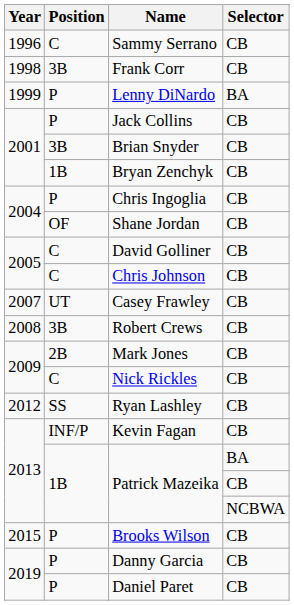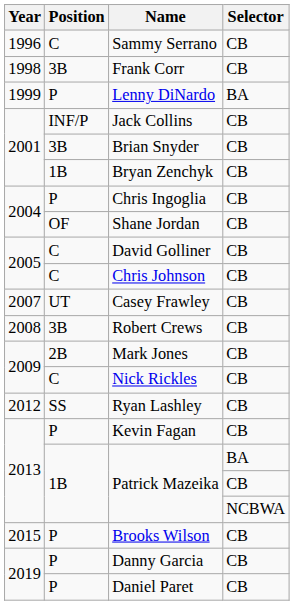(53, 120) P -> (68, 120) INF/P
(68, 431) INF/P -> (53, 431) P
